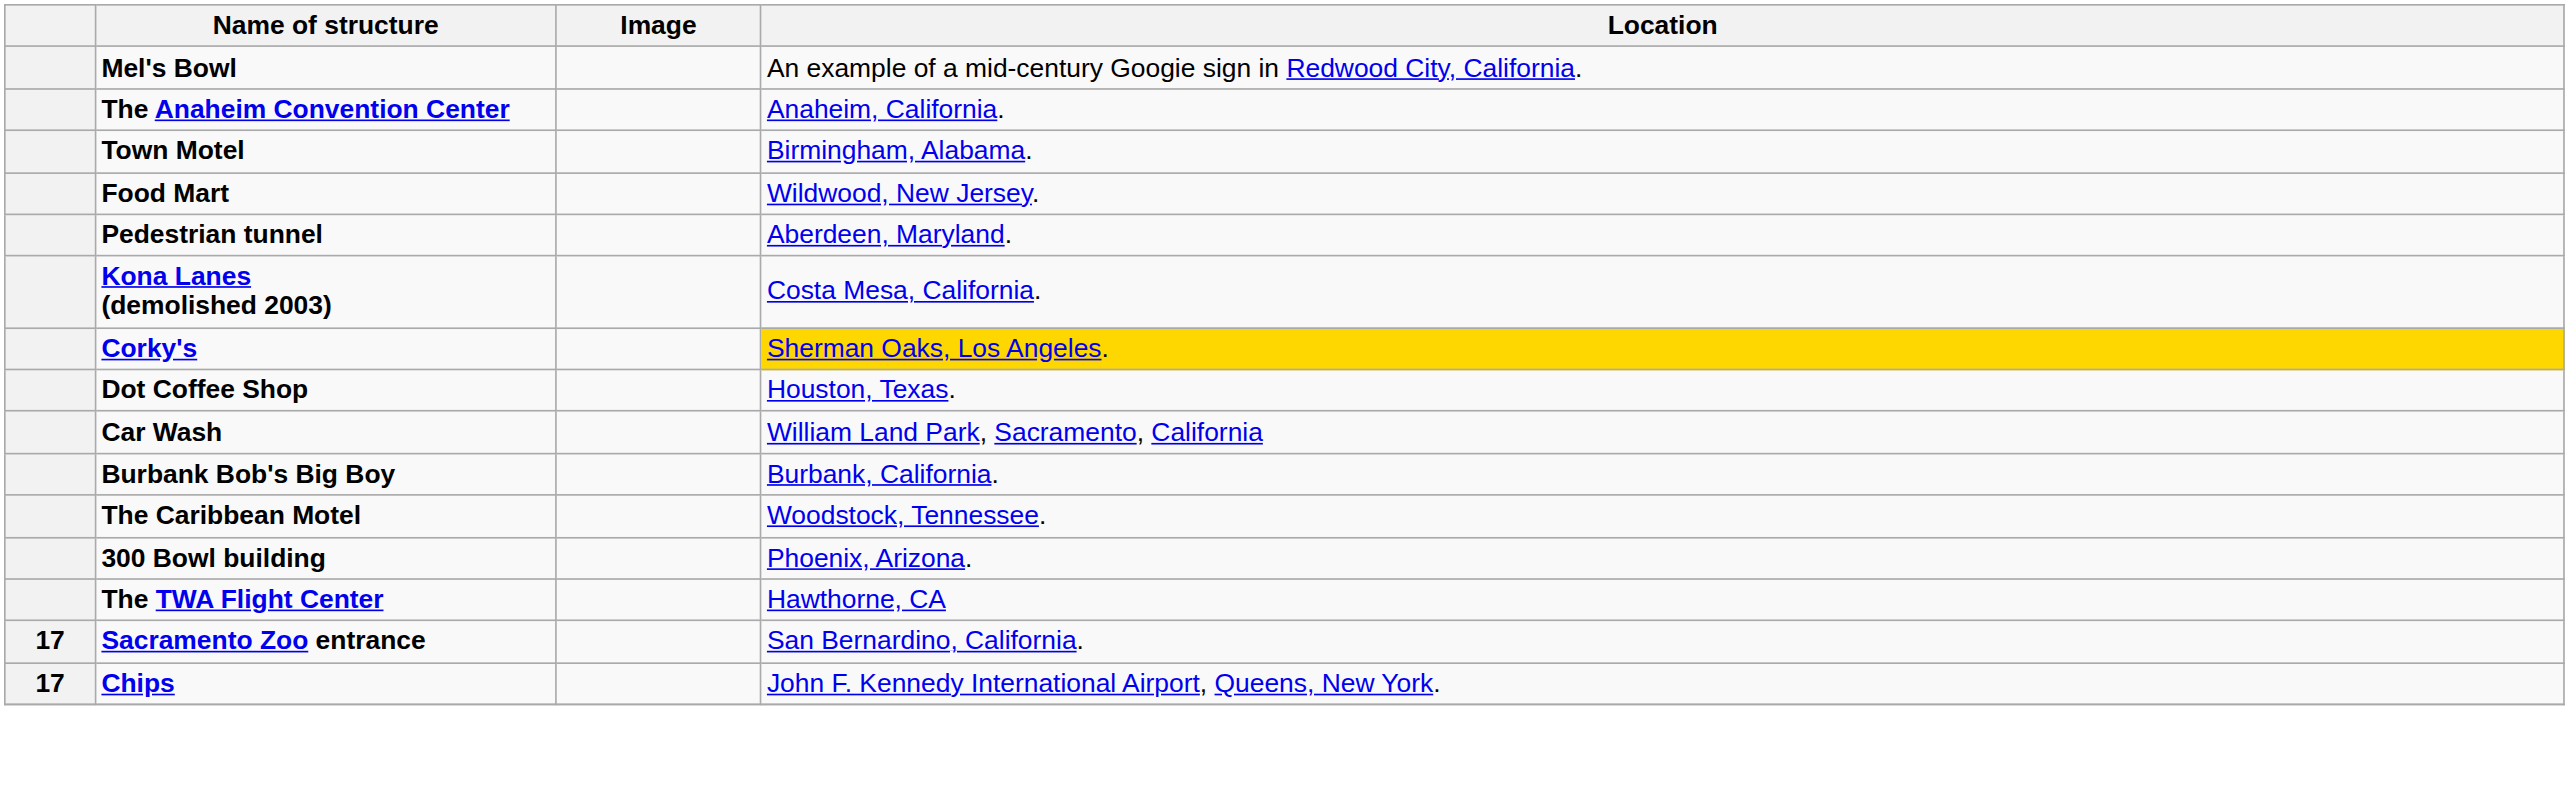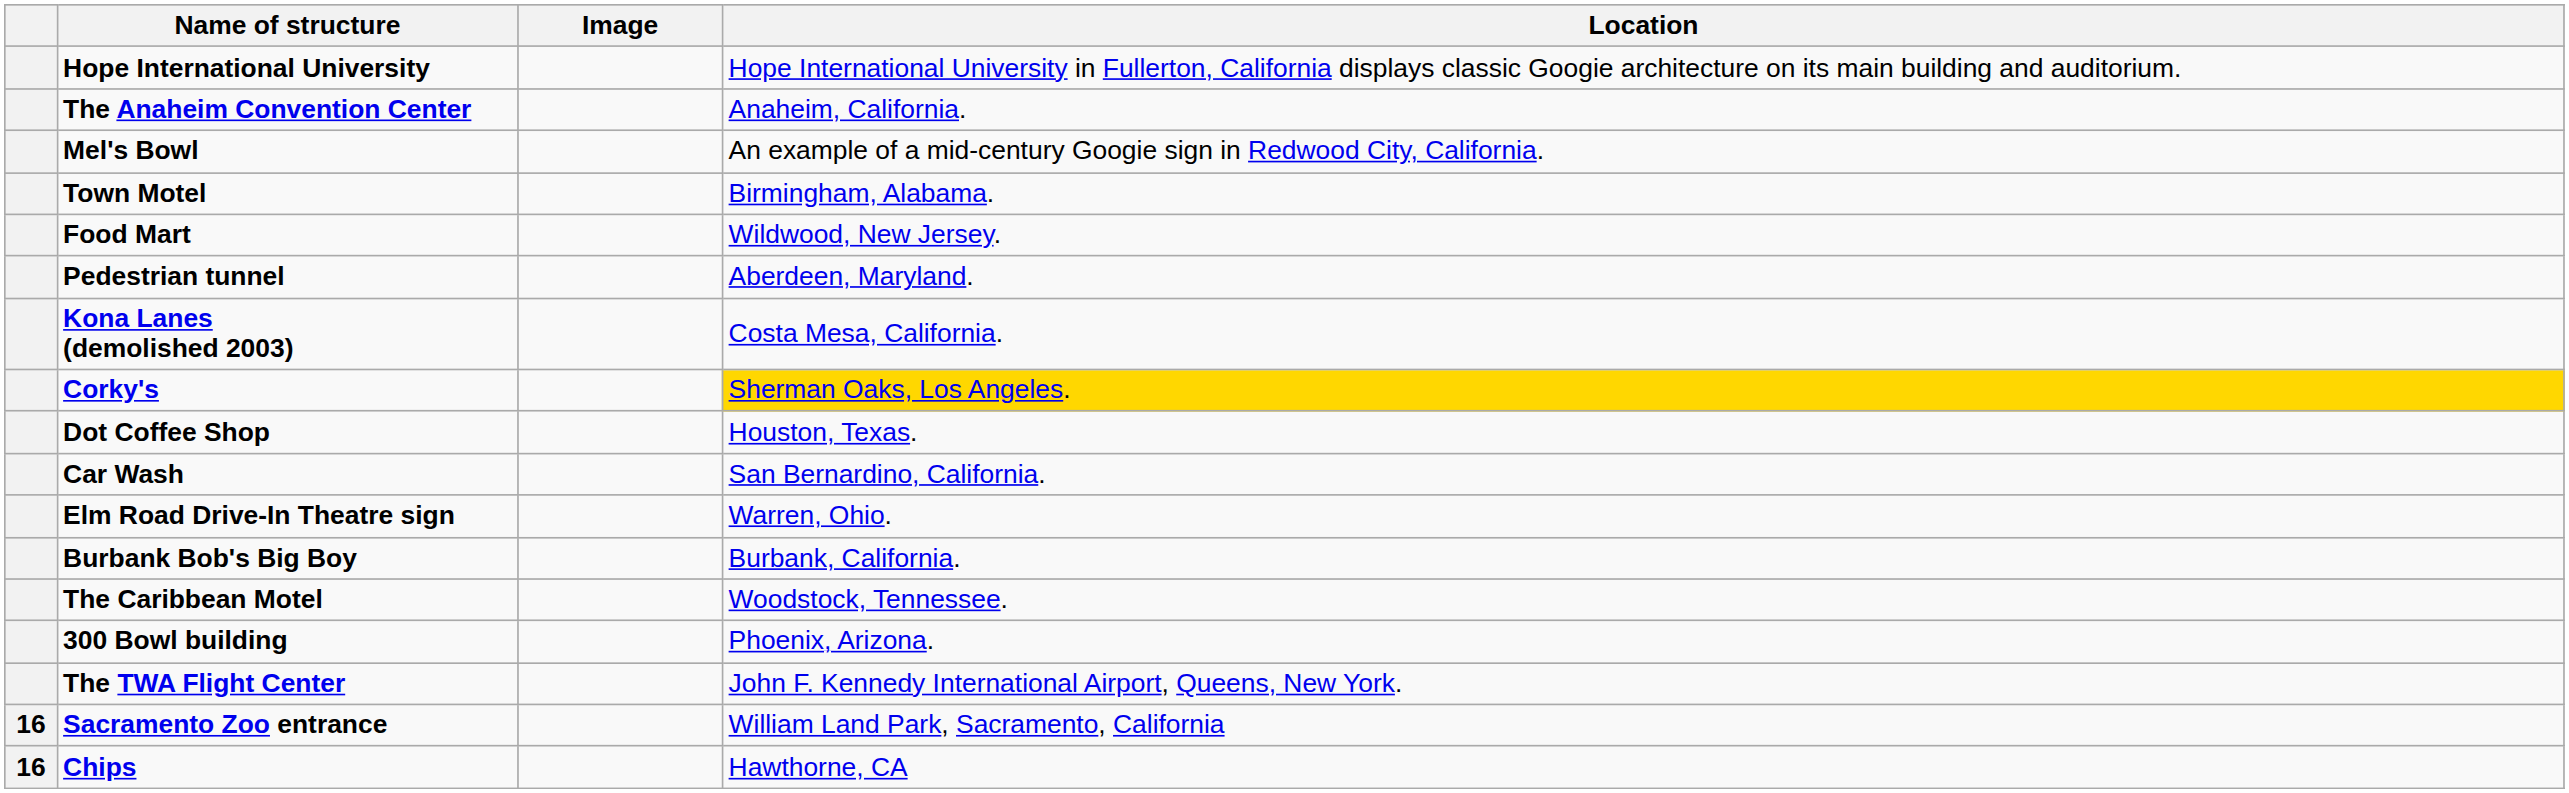+ row: (246, 67)
rows swapped: (169, 67) <-> (306, 109)
(1015, 431) William Land Park, Sacramento, California -> (887, 473) San Bernardino, California.
+ row: (259, 515)
(856, 599) Hawthorne, CA -> (1065, 683) John F. Kennedy International Airport, Queens, New York.
(50, 641) 17 -> (31, 725) 16
(925, 641) San Bernardino, California. -> (977, 725) William Land Park, Sacramento, California
(50, 683) 17 -> (31, 766) 16
(1104, 683) John F. Kennedy International Airport, Queens, New York. -> (818, 766) Hawthorne, CA
